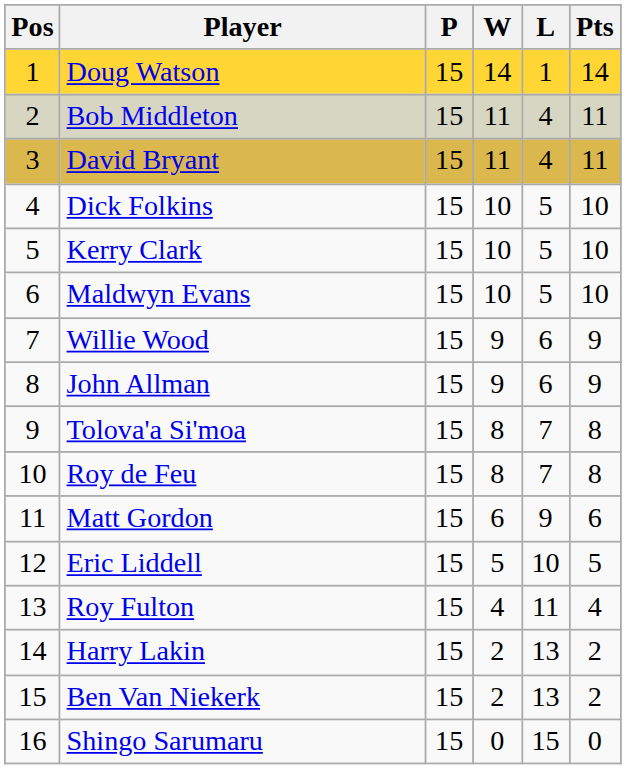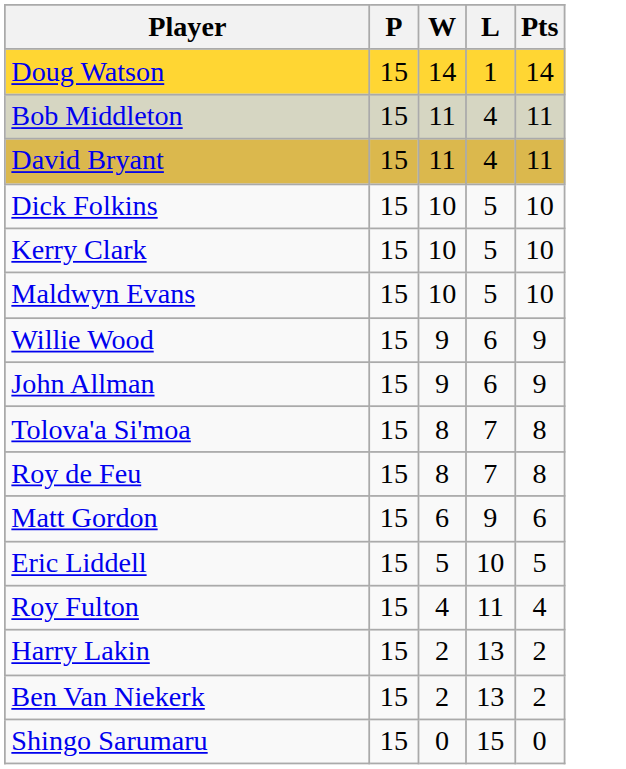- column: (32, 26)
